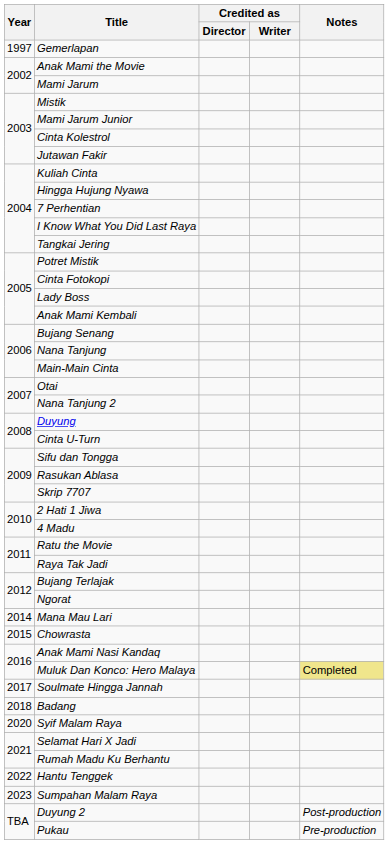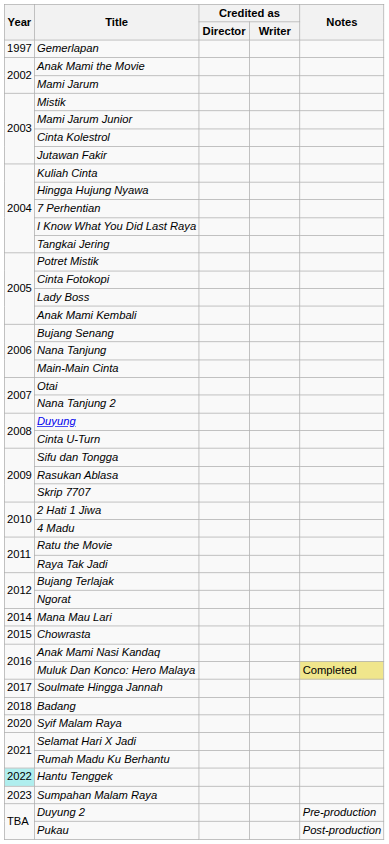(19, 777) no background -> (19, 777) paleturquoise background
(342, 812) Post-production -> (339, 812) Pre-production
(339, 830) Pre-production -> (342, 830) Post-production
